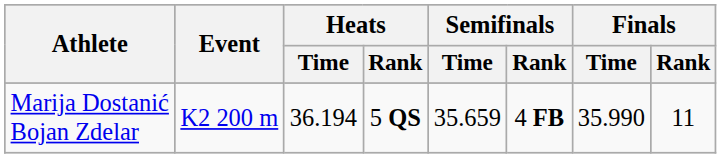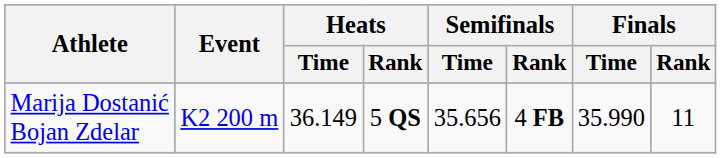(323, 118) 36.194 -> (323, 118) 36.149
(467, 118) 35.659 -> (467, 118) 35.656
